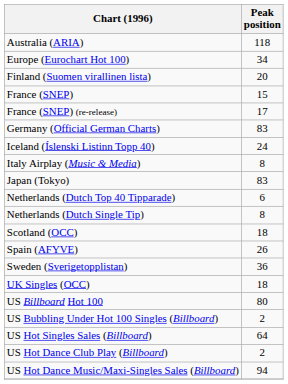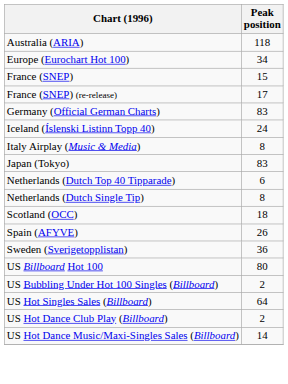- row: (79, 77)
- row: (48, 284)
(262, 370) 94 -> (262, 335) 14
